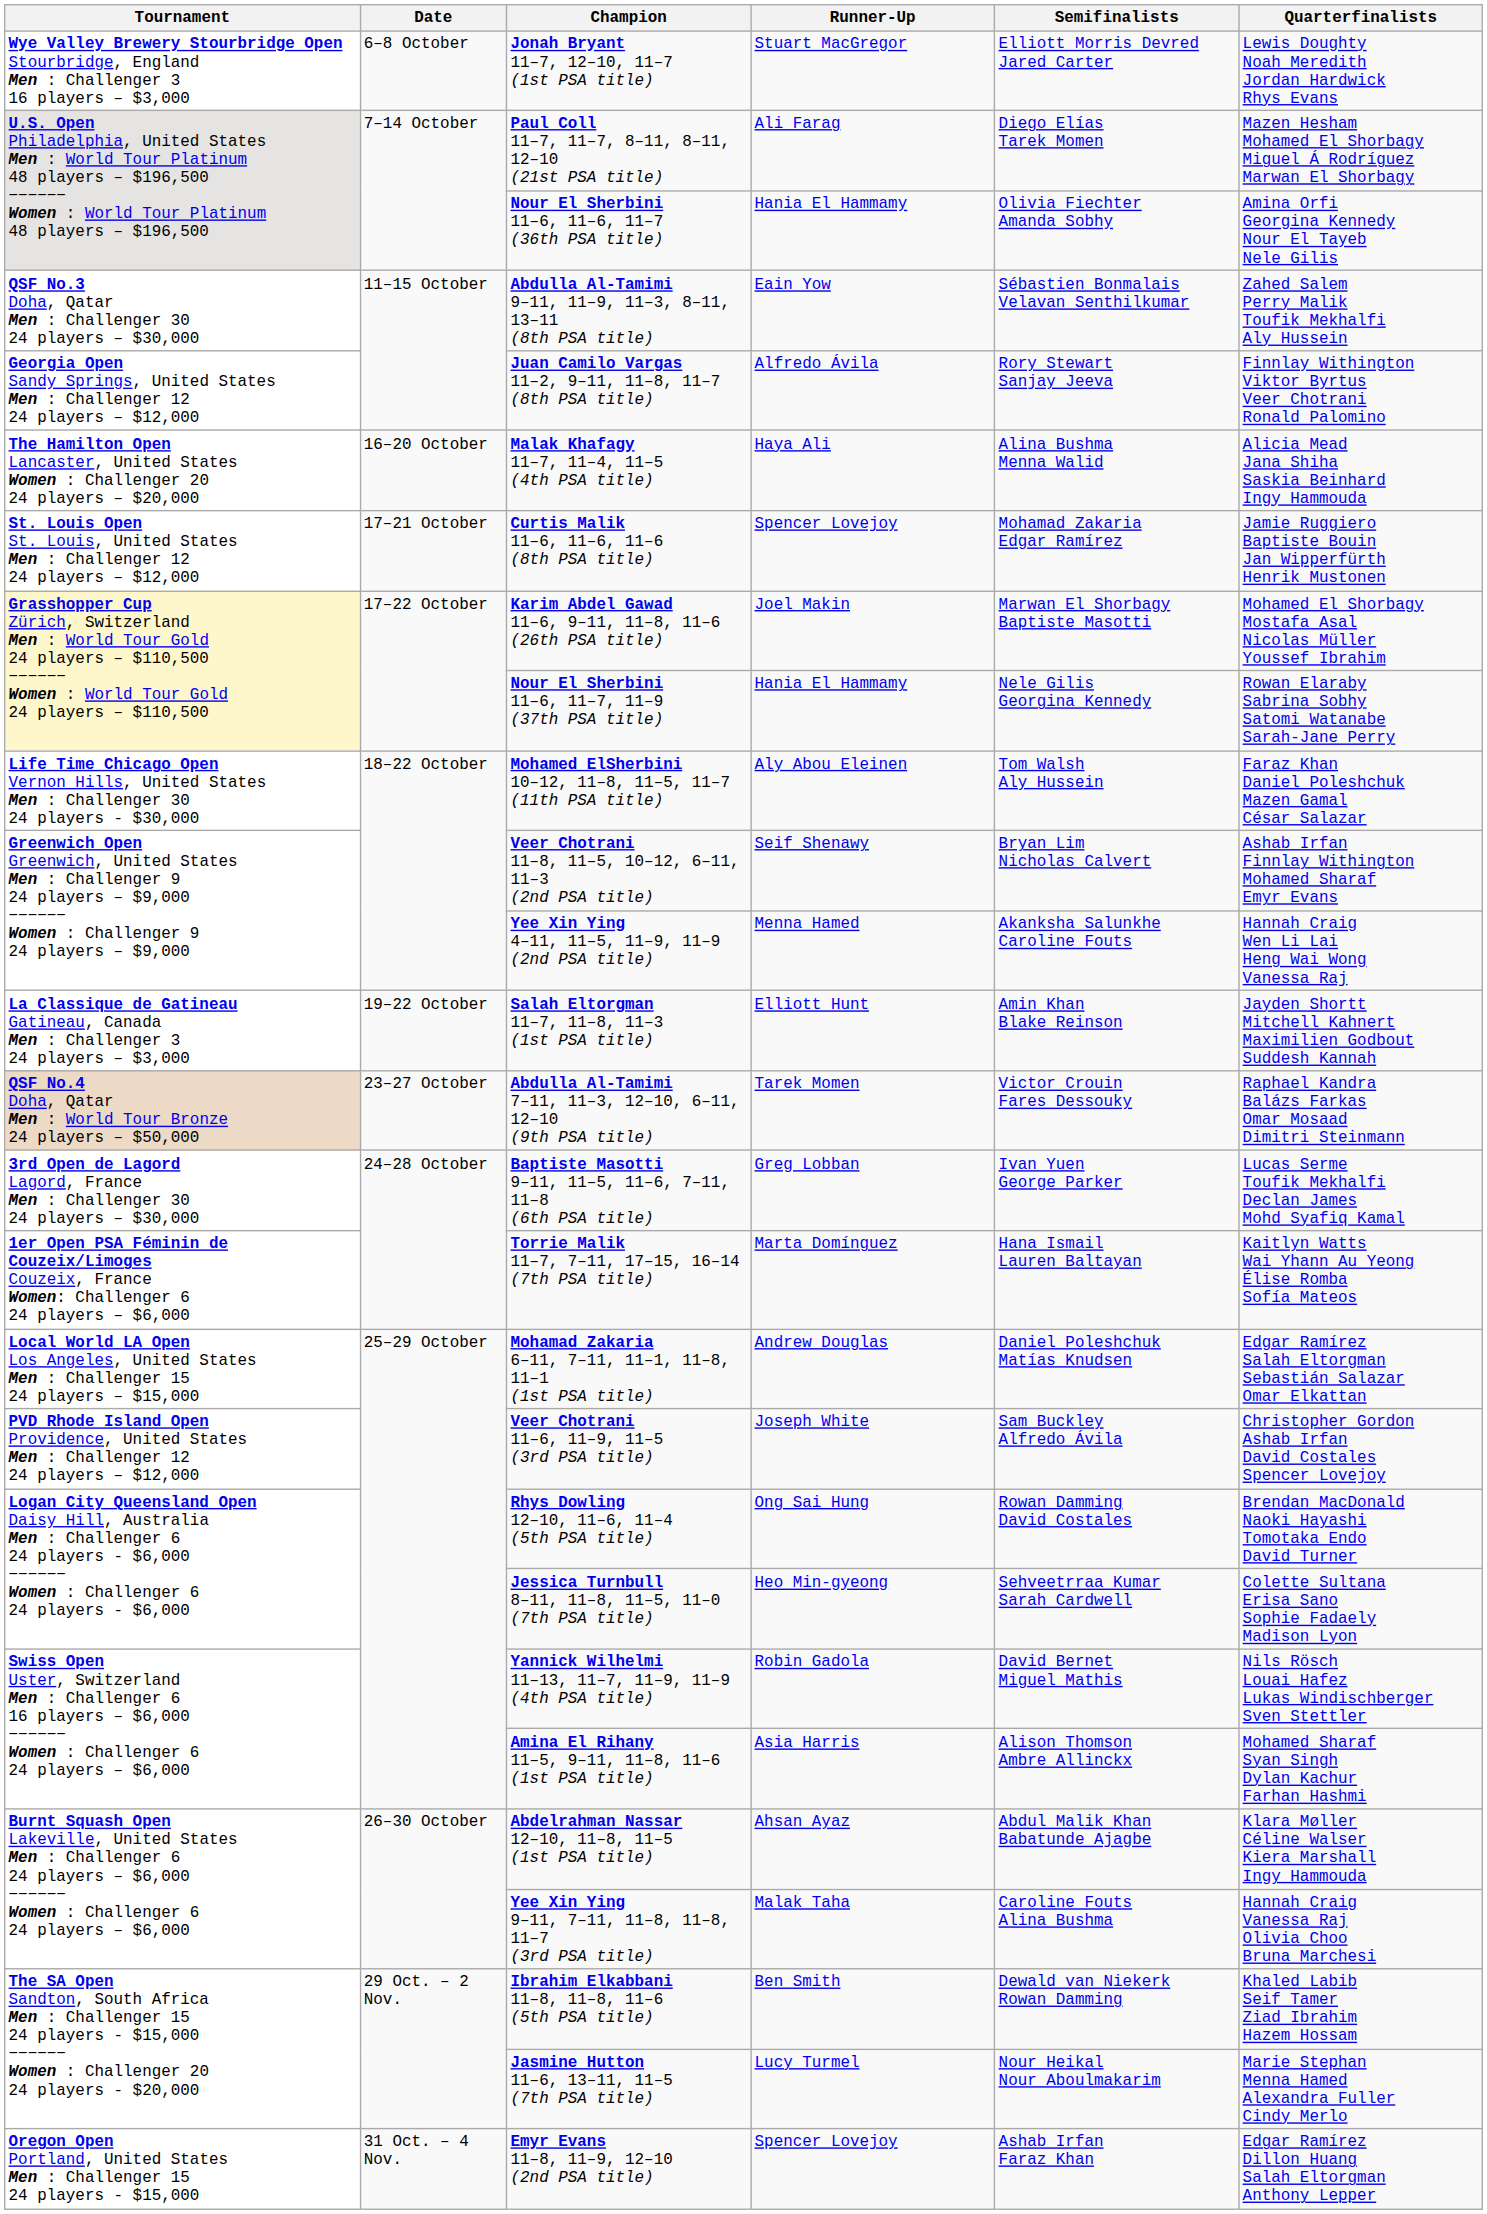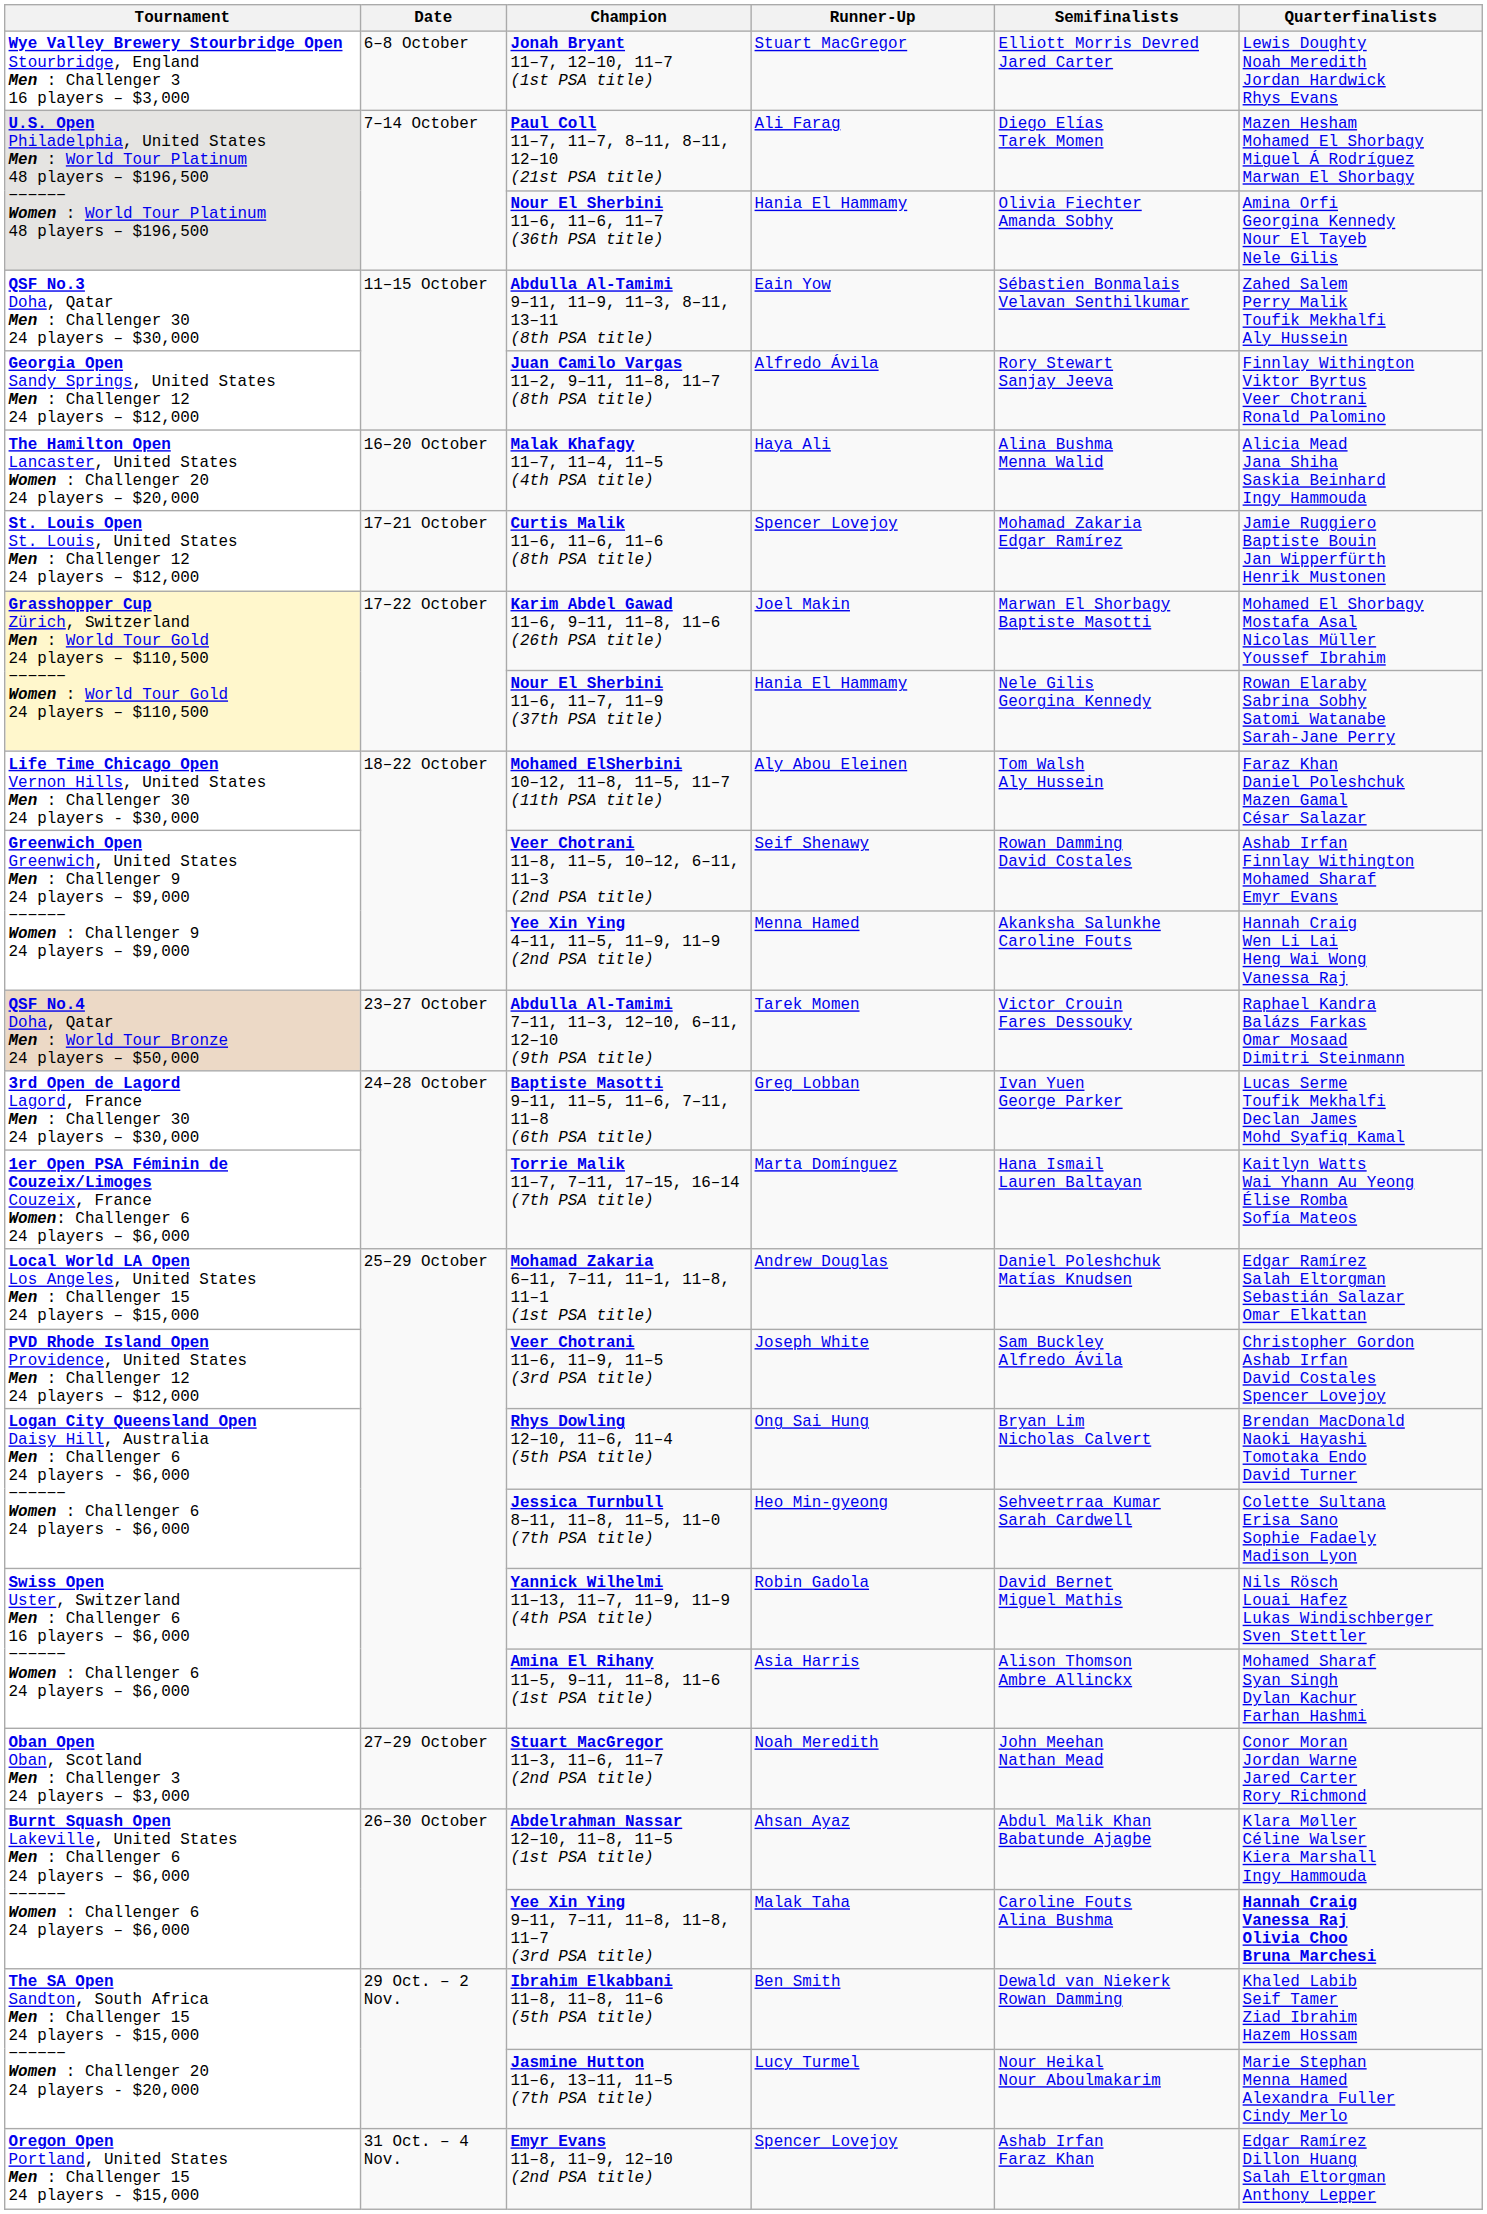(1075, 853) Bryan Lim Nicholas Calvert -> (1065, 853) Rowan Damming David Costales
- row: (587, 1022)
(1065, 1511) Rowan Damming David Costales -> (1075, 1431) Bryan Lim Nicholas Calvert
+ row: (587, 1760)
(1309, 1929) normal -> (1309, 1929) bold
